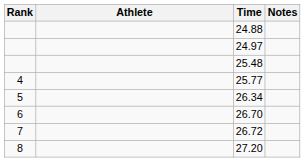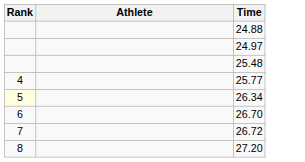- column: (283, 13)
(20, 98) no background -> (20, 98) lightyellow background
